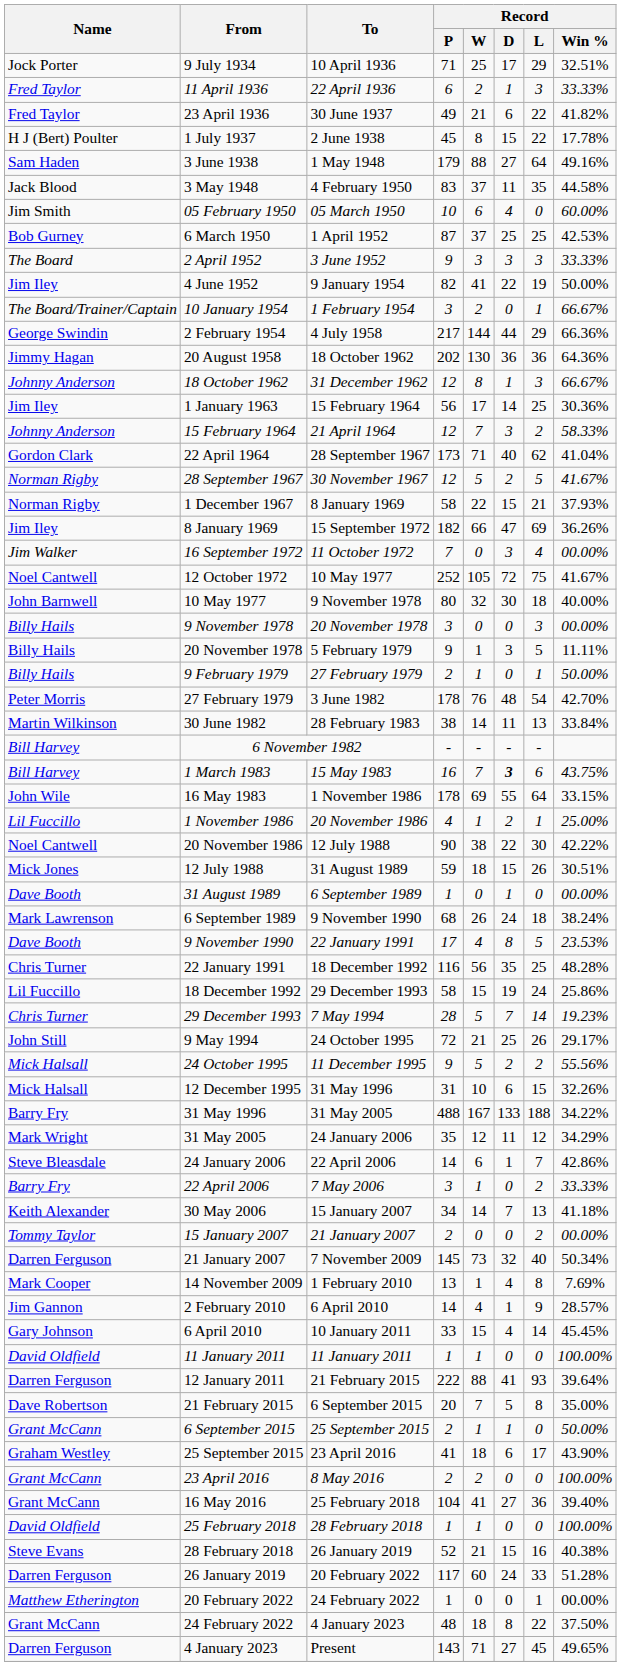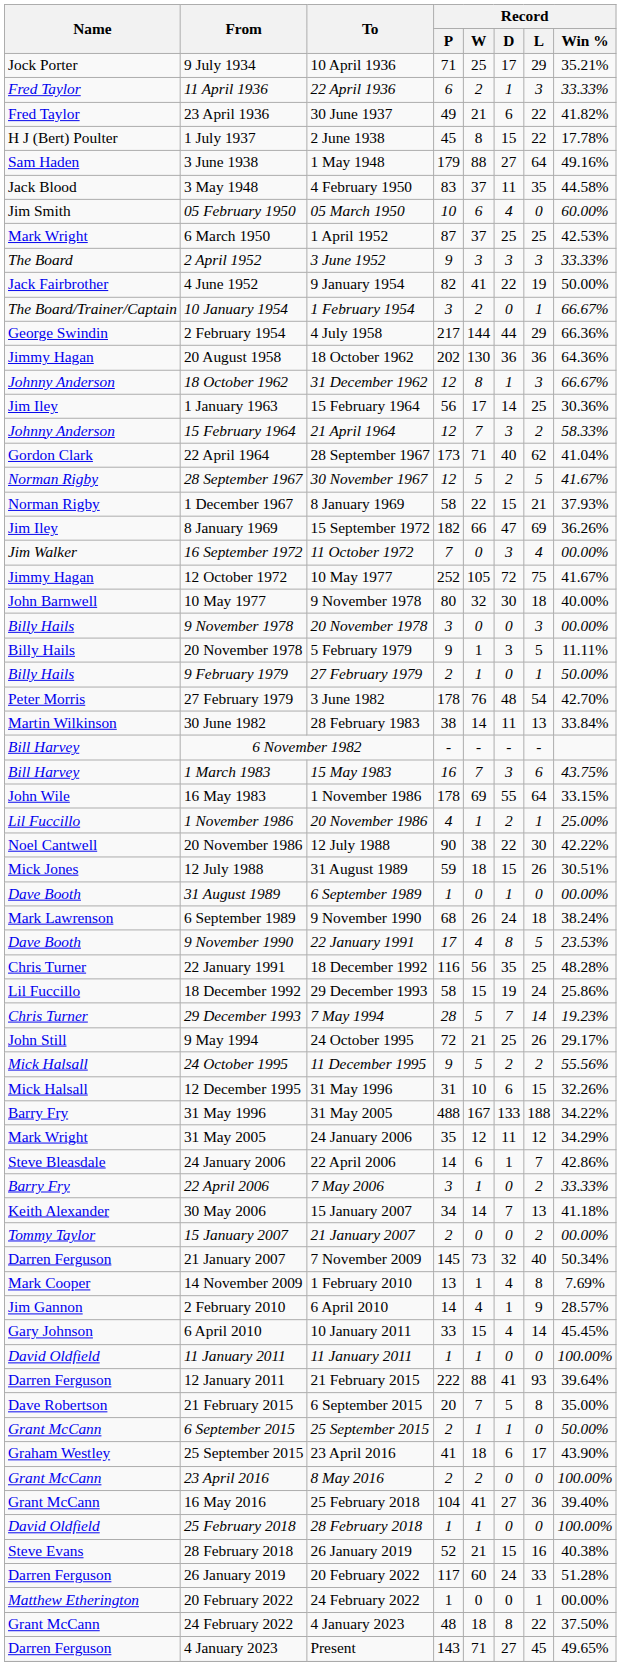(585, 65) 32.51% -> (585, 65) 35.21%
(46, 235) Bob Gurney -> (48, 235) Mark Wright
(33, 284) Jim Iley -> (58, 284) Jack Fairbrother
(53, 576) Noel Cantwell -> (51, 576) Jimmy Hagan
(509, 771) bold -> (509, 771) normal
